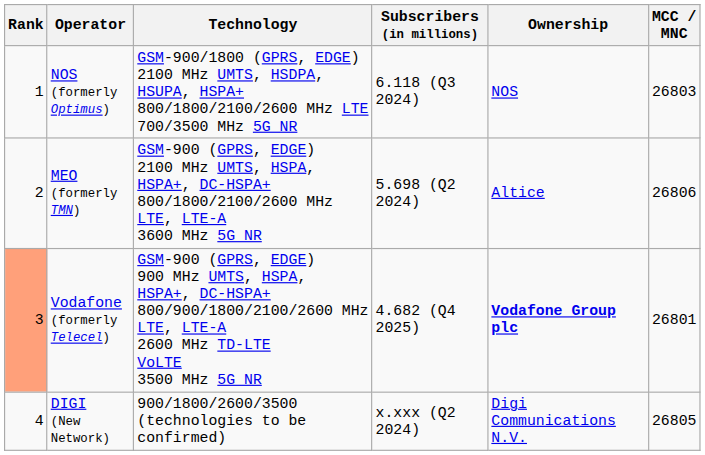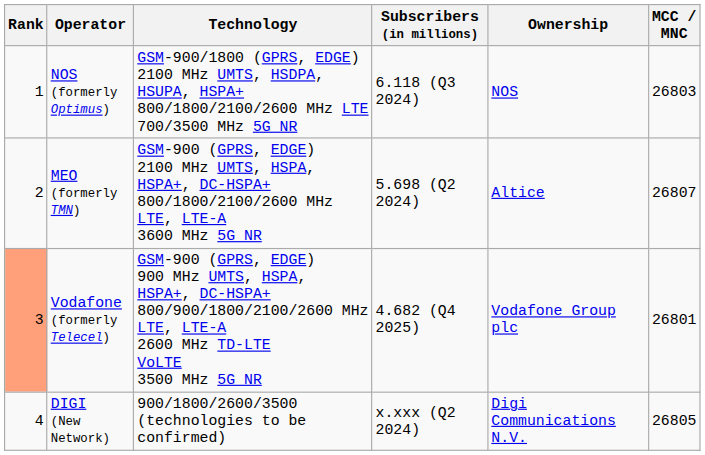(674, 193) 26806 -> (674, 193) 26807
(554, 320) bold -> (554, 320) normal
